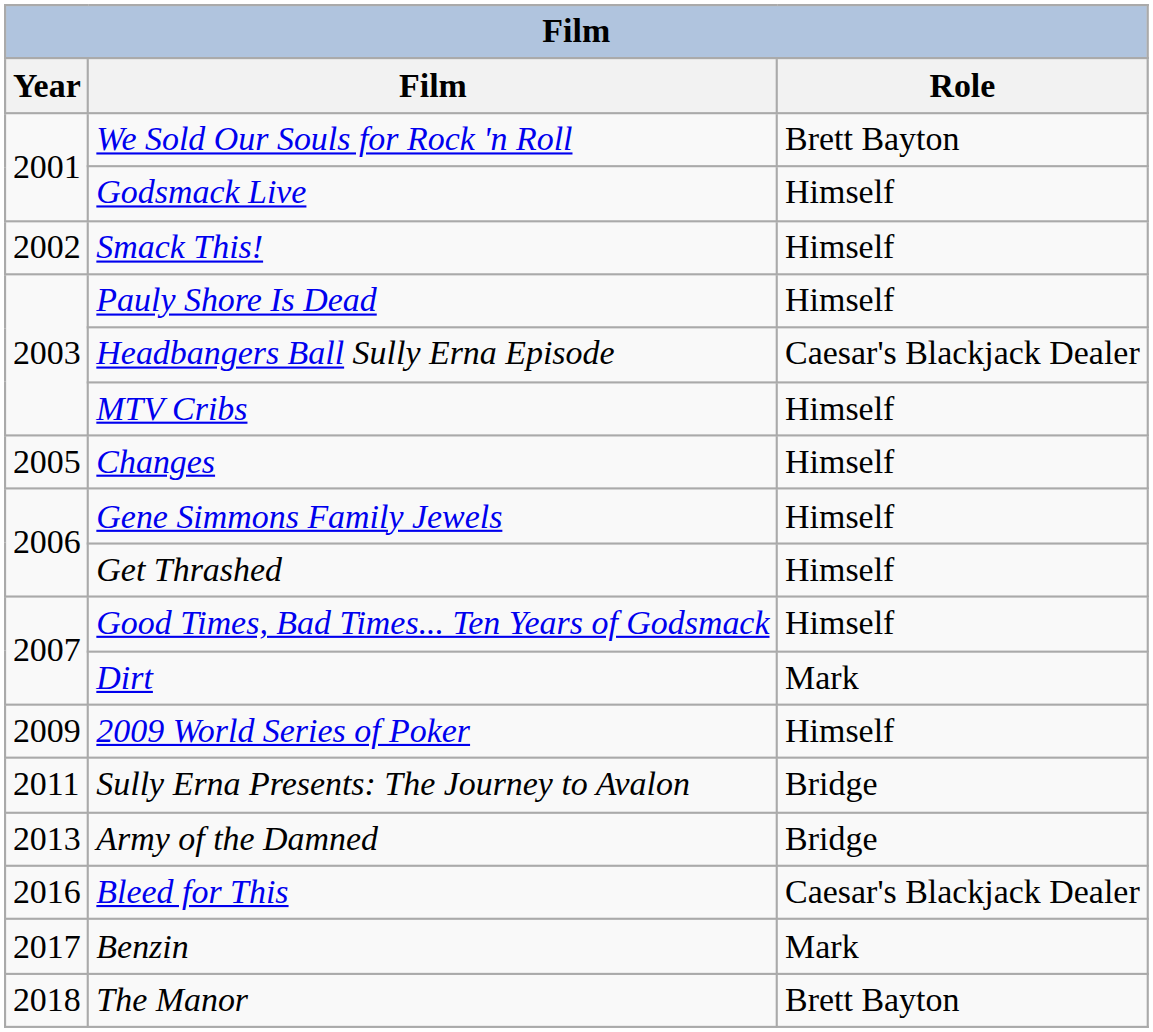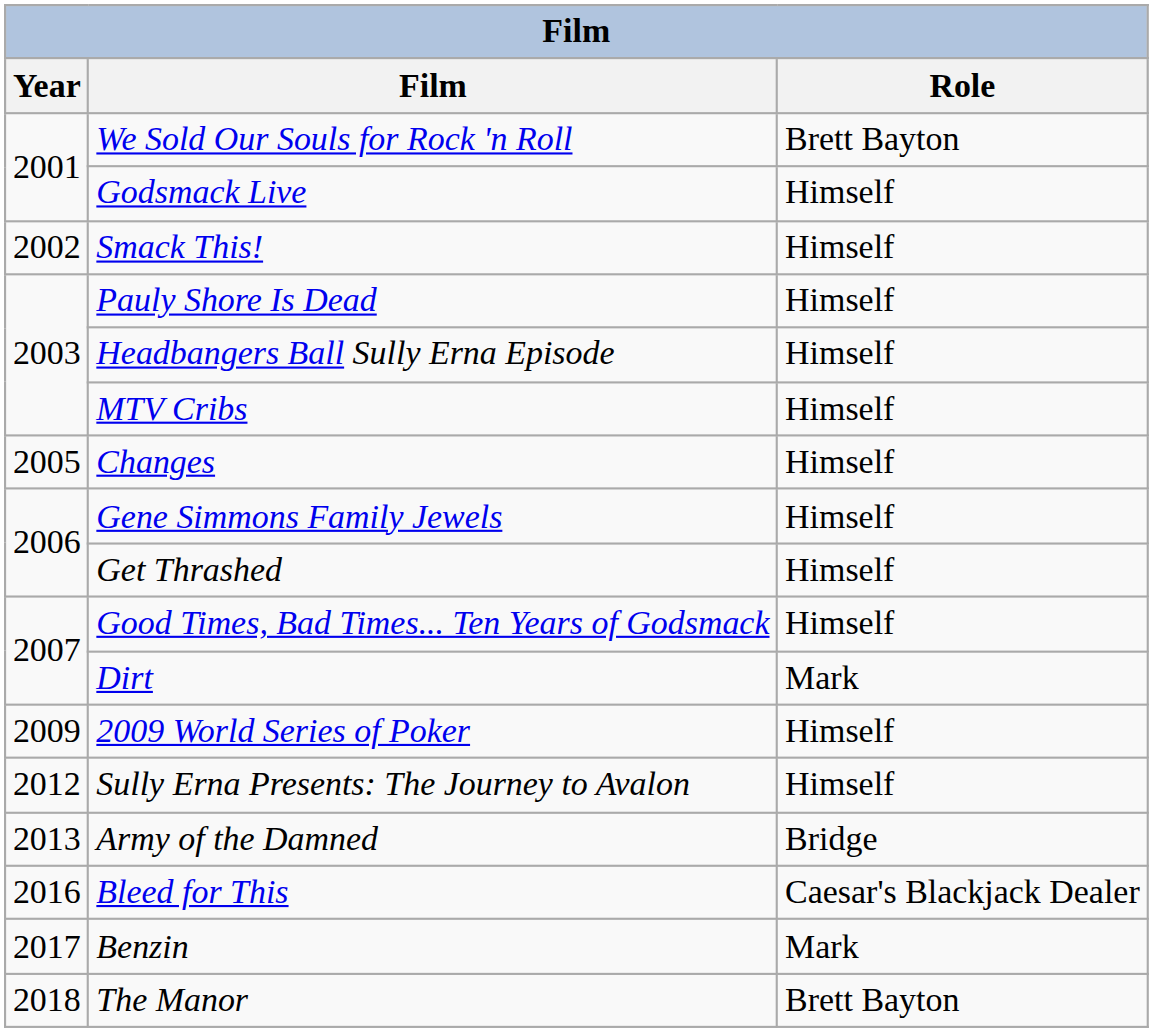(962, 354) Caesar's Blackjack Dealer -> (840, 354) Himself
(46, 784) 2011 -> (47, 784) 2012
(831, 784) Bridge -> (840, 784) Himself
